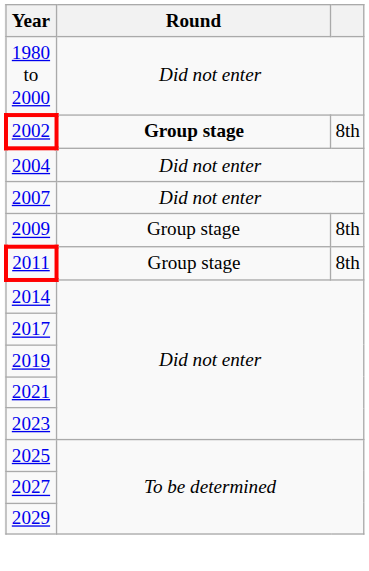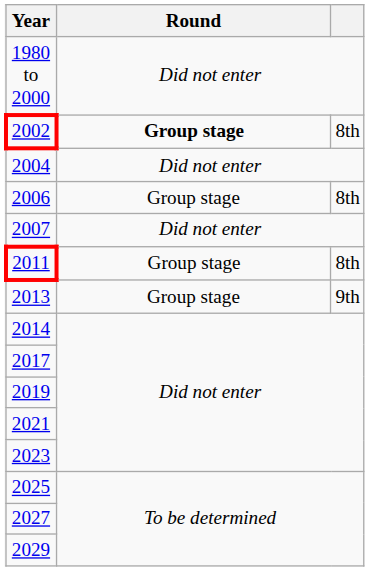+ row: (31, 197)
- row: (31, 229)
+ row: (31, 297)
